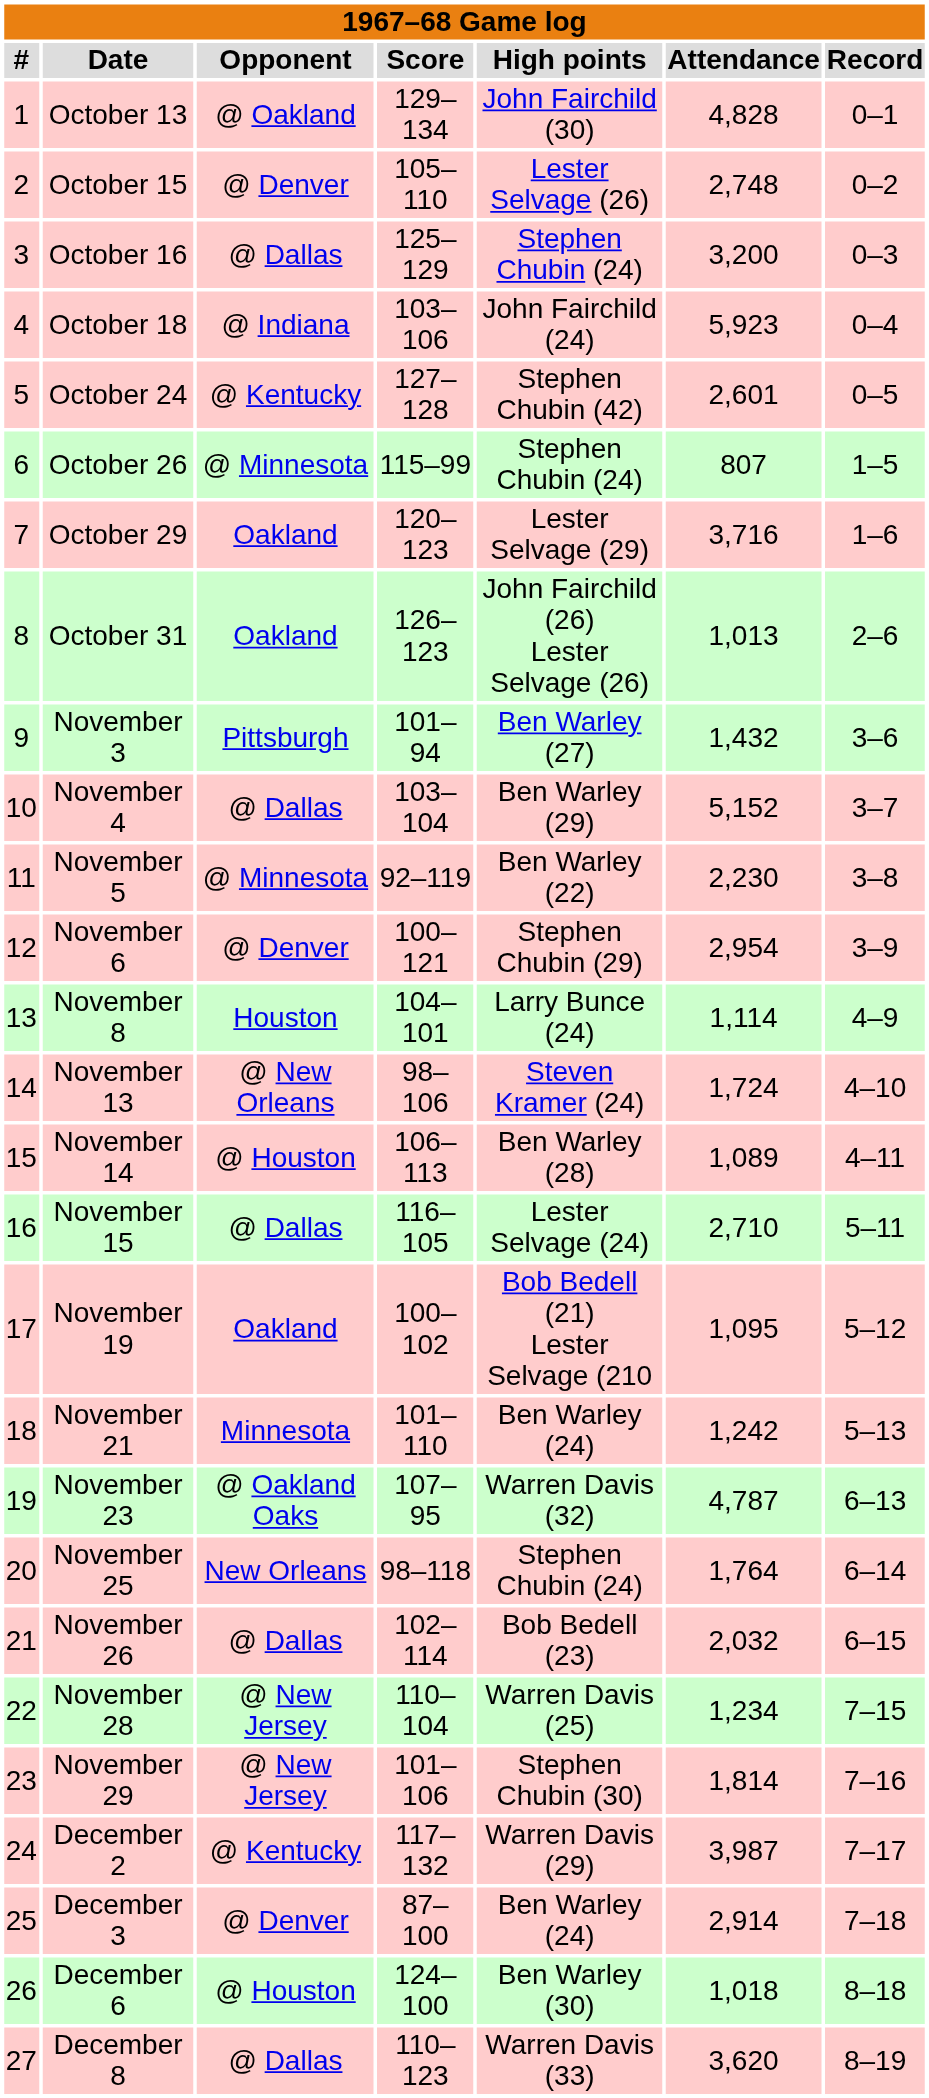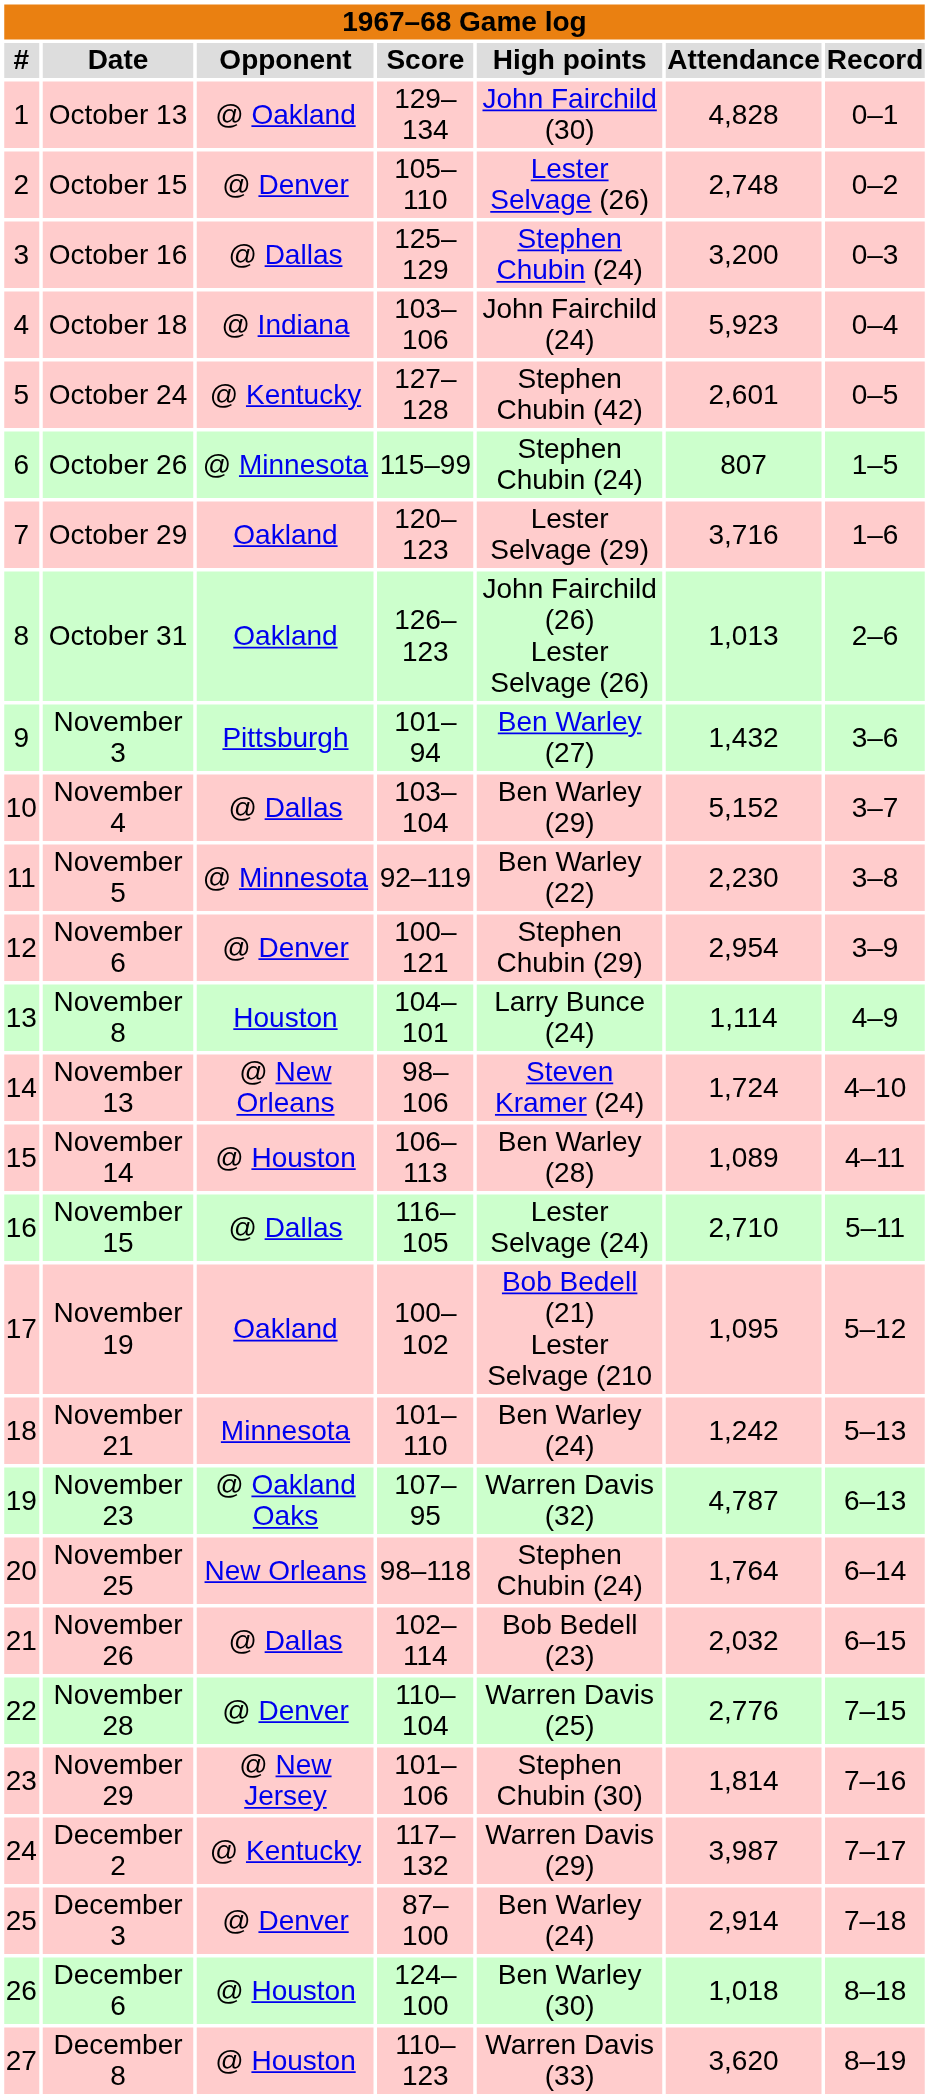(285, 1710) @ New Jersey -> (285, 1710) @ Denver
(744, 1710) 1,234 -> (744, 1710) 2,776
(285, 2060) @ Dallas -> (285, 2060) @ Houston
